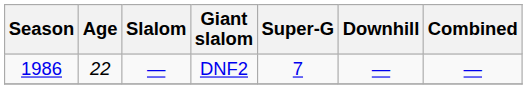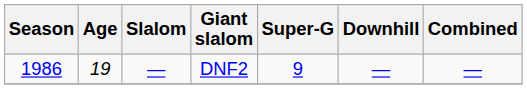(100, 68) 22 -> (100, 68) 19
(298, 68) 7 -> (298, 68) 9
